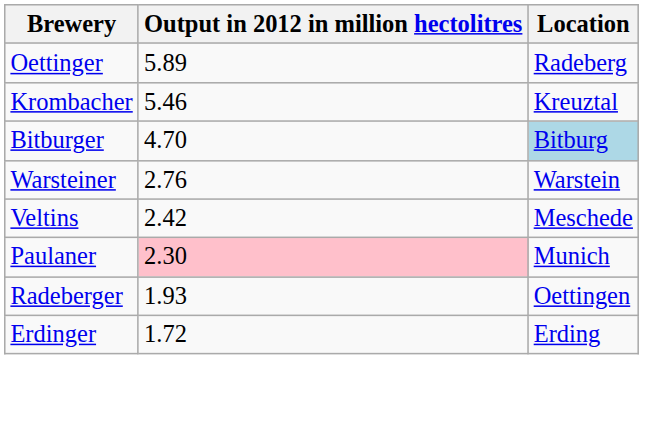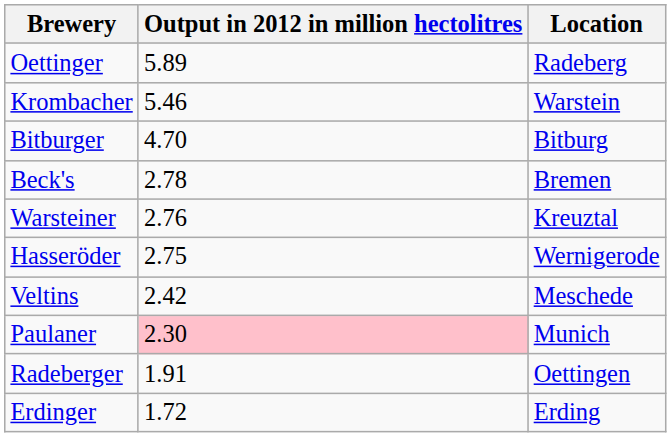(576, 101) Kreuztal -> (577, 101) Warstein
(571, 140) lightblue background -> (571, 140) no background
+ row: (43, 179)
(577, 179) Warstein -> (576, 218) Kreuztal
+ row: (65, 256)
(165, 295) 1.93 -> (165, 373) 1.91
